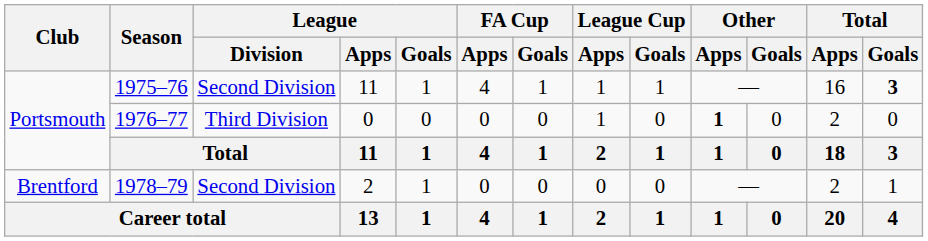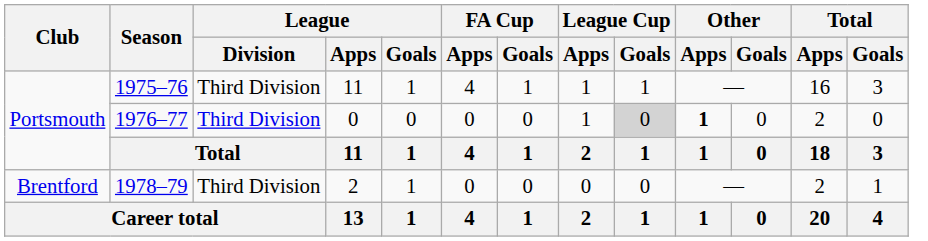(266, 86) Second Division -> (259, 86) Third Division
(893, 86) bold -> (878, 86) normal
(660, 119) no background -> (645, 119) lightgrey background
(266, 185) Second Division -> (259, 185) Third Division
